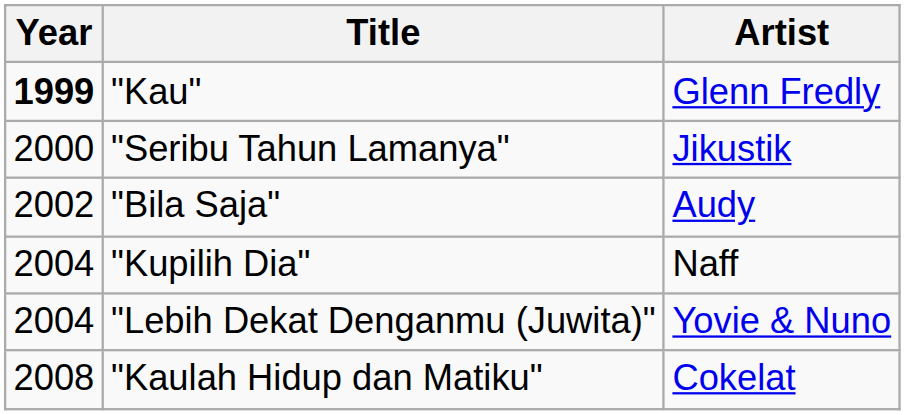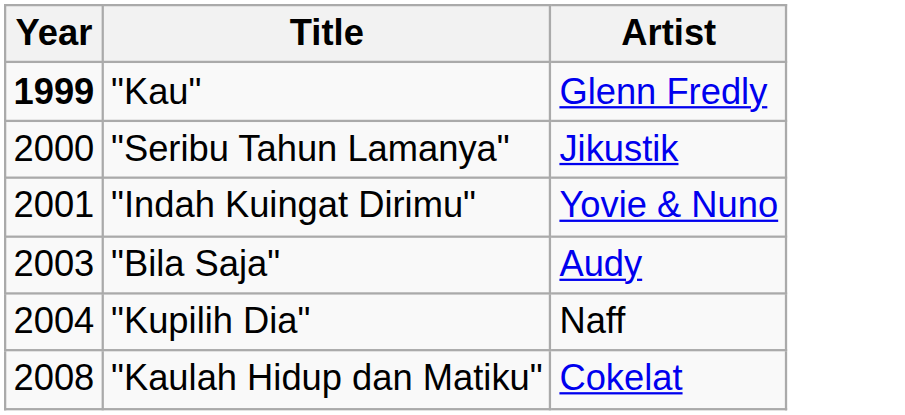+ row: (294, 206)
(54, 206) 2002 -> (54, 263) 2003
- row: (383, 321)
